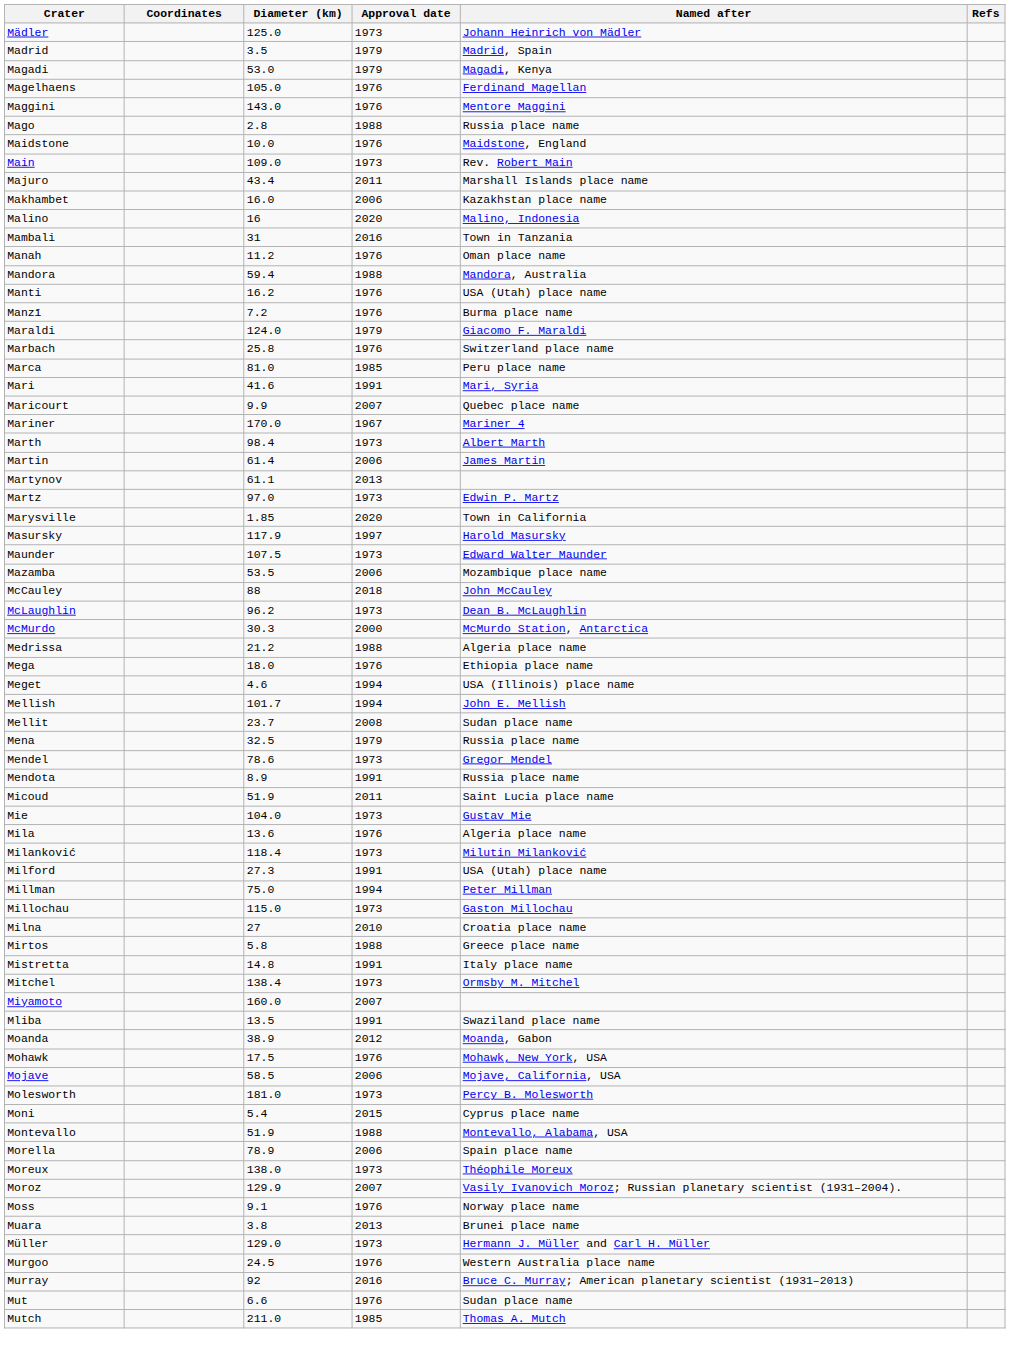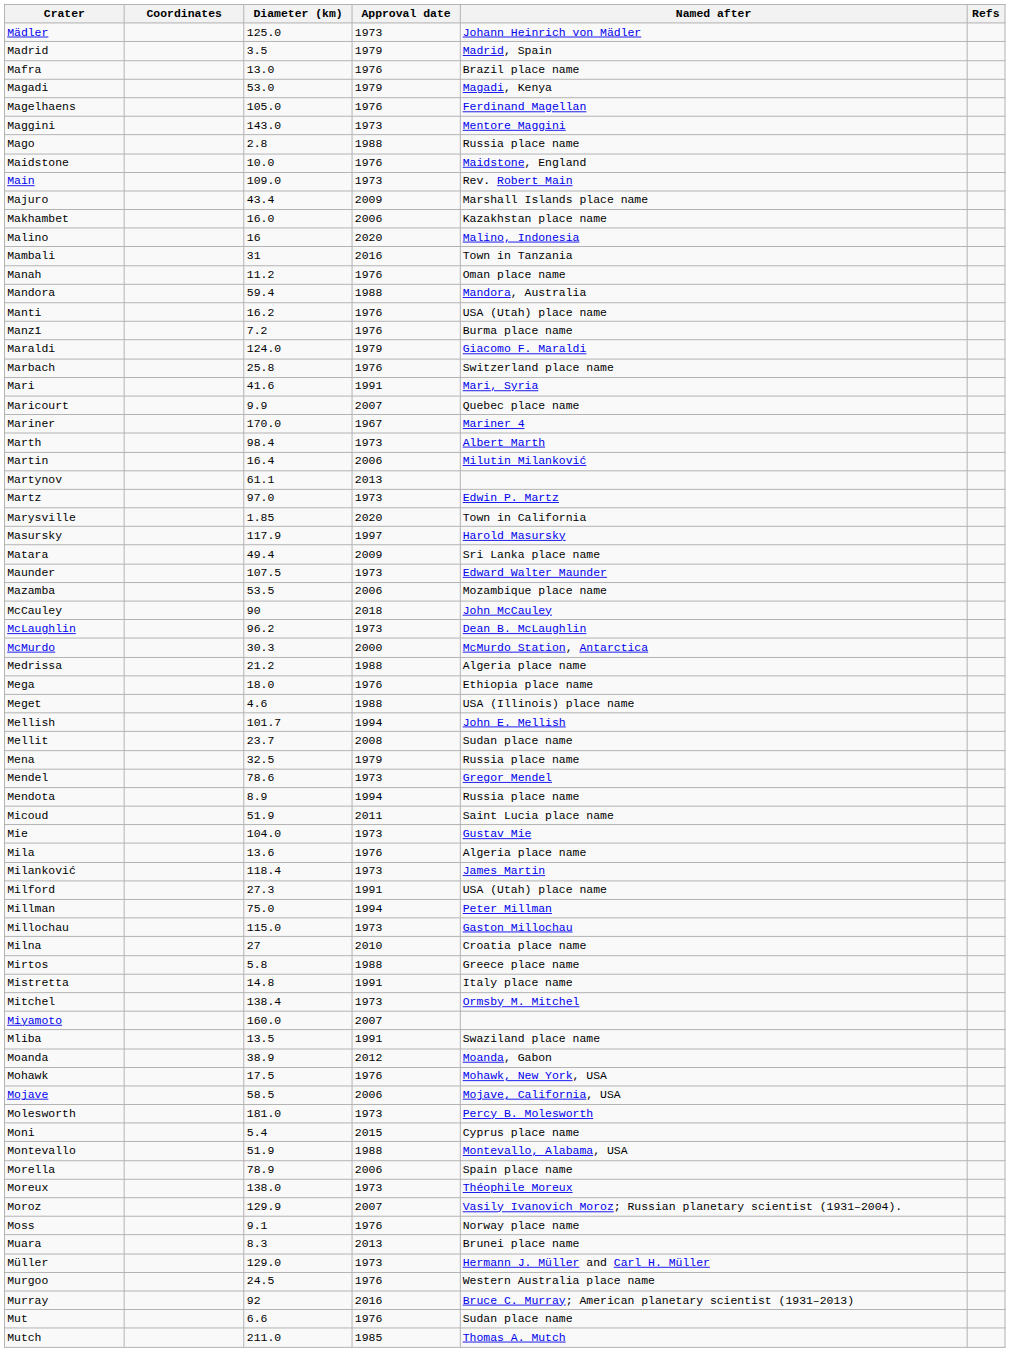+ row: (24, 70)
(369, 107) 1976 -> (369, 126) 1973
(369, 182) 2011 -> (369, 200) 2009
- row: (24, 368)
(261, 461) 61.4 -> (261, 461) 16.4
(504, 461) James Martin -> (525, 461) Milutin Milanković
+ row: (28, 554)
(254, 592) 88 -> (254, 610) 90
(369, 685) 1994 -> (369, 704) 1988
(369, 778) 1991 -> (369, 797) 1994
(525, 853) Milutin Milanković -> (504, 871) James Martin
(257, 1226) 3.8 -> (257, 1244) 8.3
